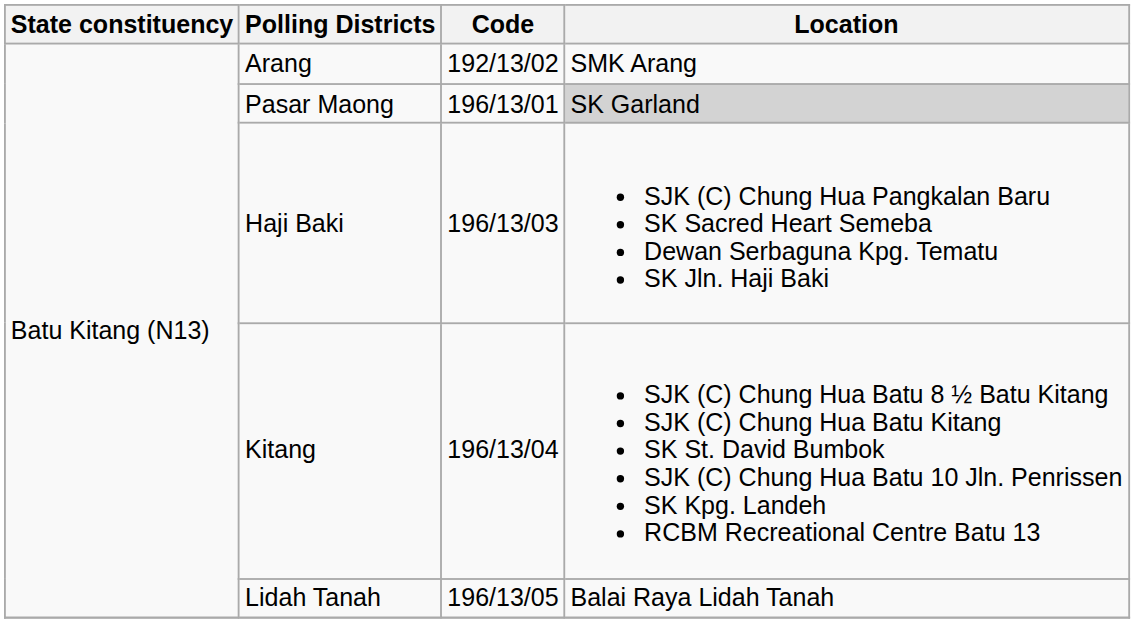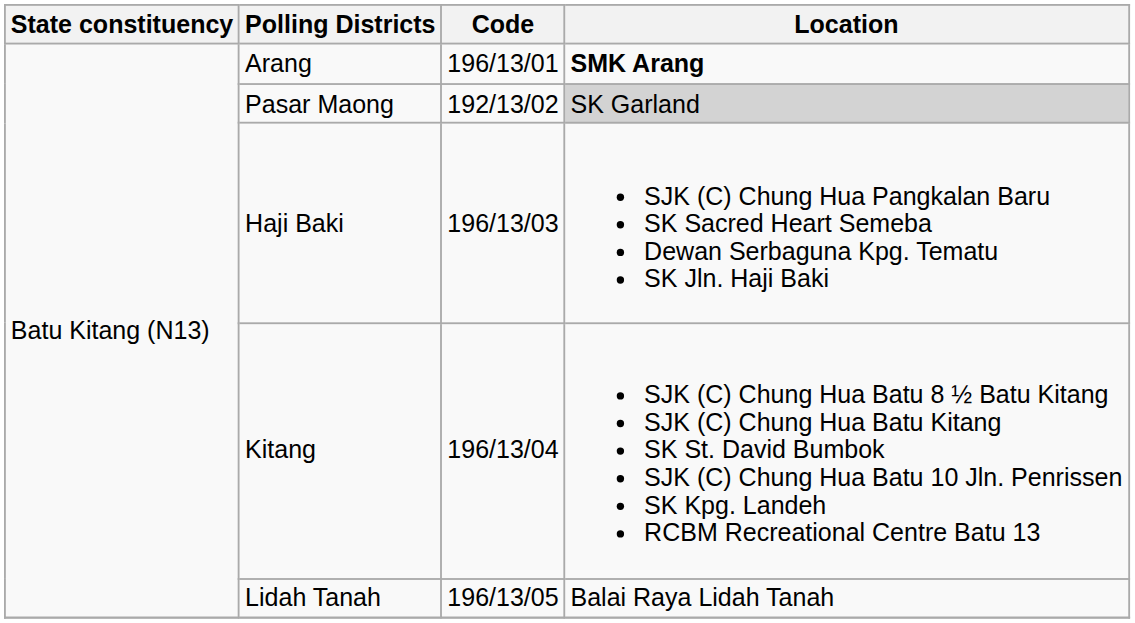(503, 64) 192/13/02 -> (503, 64) 196/13/01
(634, 64) normal -> (637, 64) bold
(503, 103) 196/13/01 -> (503, 103) 192/13/02
